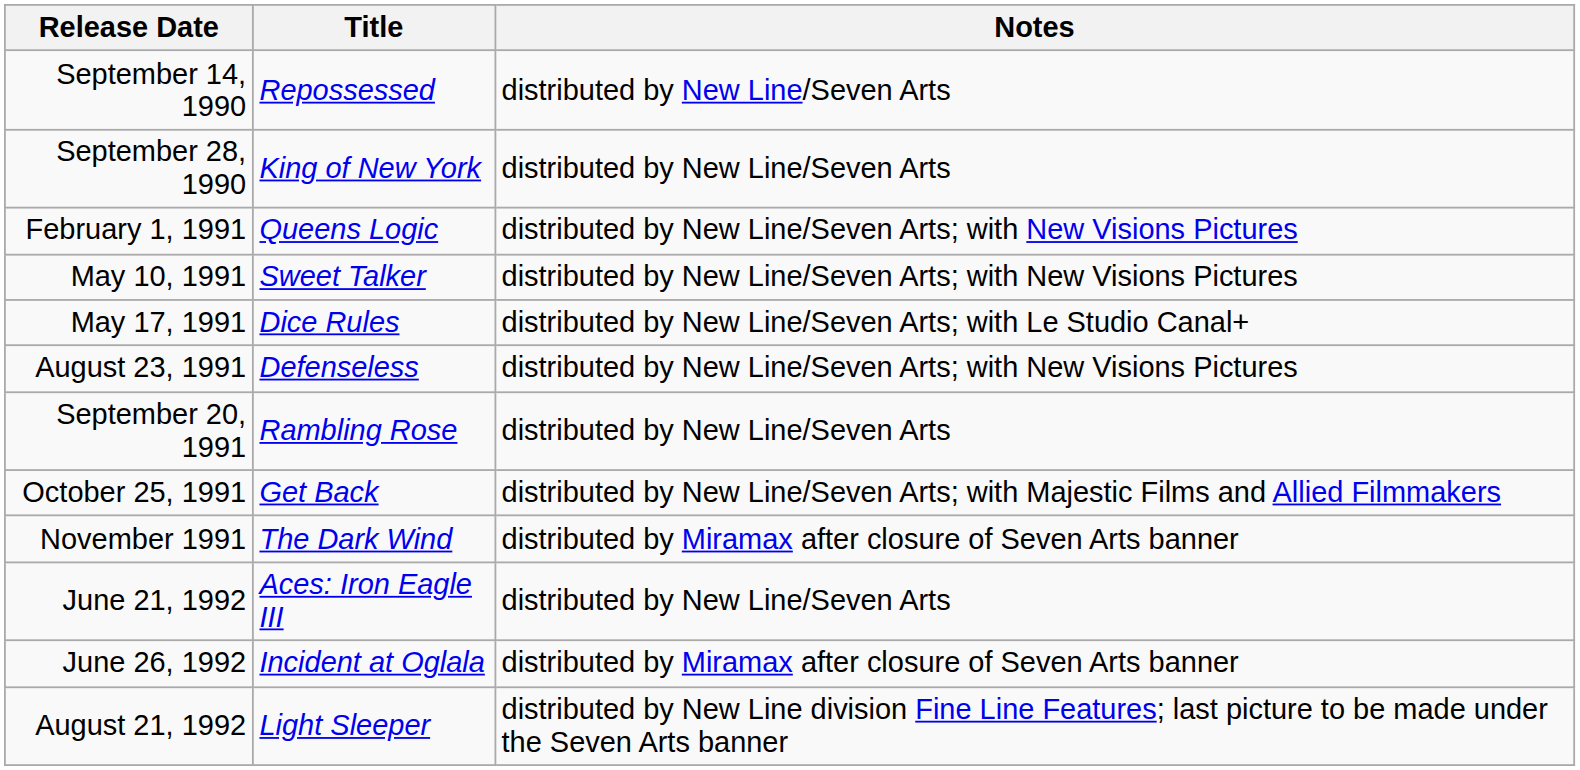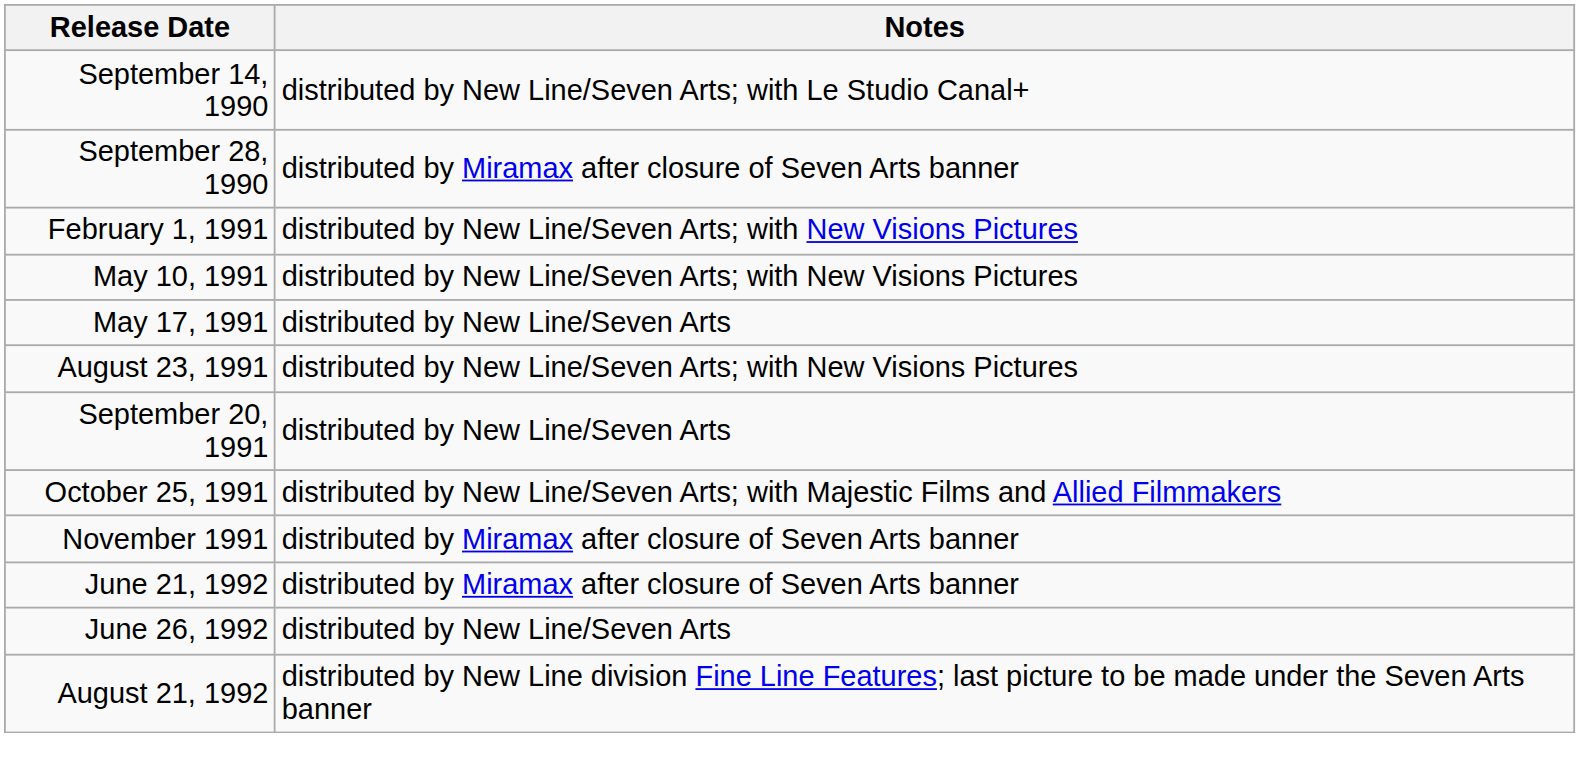- column: (374, 27)
(726, 89) distributed by New Line/Seven Arts -> (656, 89) distributed by New Line/Seven Arts; with Le Studio Canal+
(726, 168) distributed by New Line/Seven Arts -> (650, 168) distributed by Miramax after closure of Seven Arts banner
(875, 322) distributed by New Line/Seven Arts; with Le Studio Canal+ -> (506, 322) distributed by New Line/Seven Arts
(726, 600) distributed by New Line/Seven Arts -> (650, 584) distributed by Miramax after closure of Seven Arts banner
(870, 663) distributed by Miramax after closure of Seven Arts banner -> (506, 630) distributed by New Line/Seven Arts
